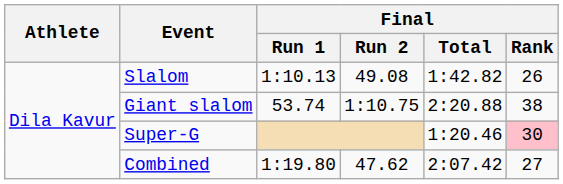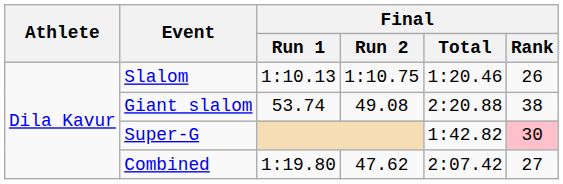(382, 77) 49.08 -> (382, 77) 1:10.75
(465, 77) 1:42.82 -> (465, 77) 1:20.46
(382, 106) 1:10.75 -> (382, 106) 49.08
(465, 135) 1:20.46 -> (465, 135) 1:42.82
